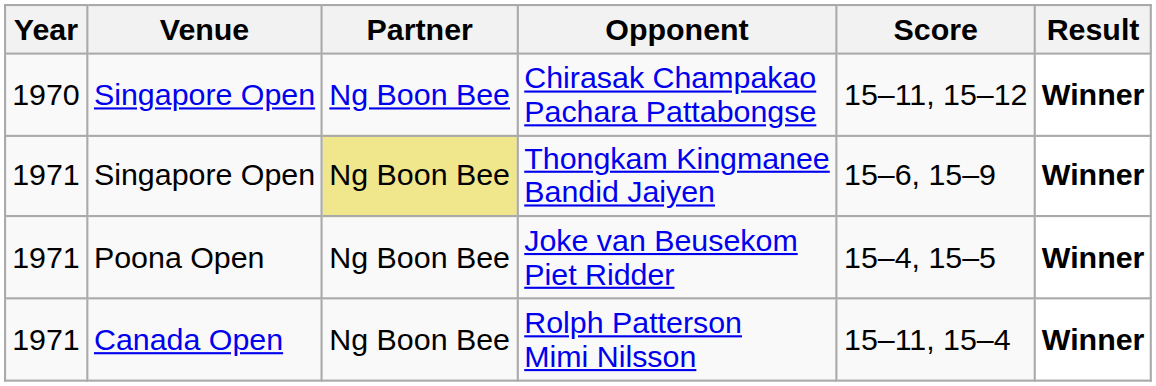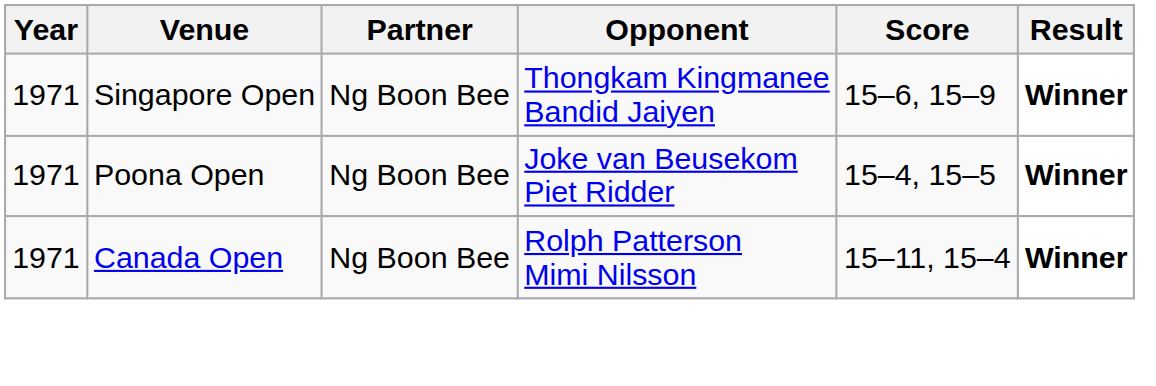- row: (670, 94)
(420, 176) khaki background -> (420, 94) no background
